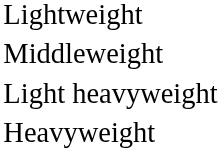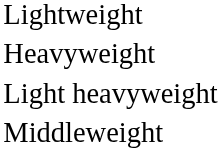rows swapped: (83, 54) <-> (79, 132)
